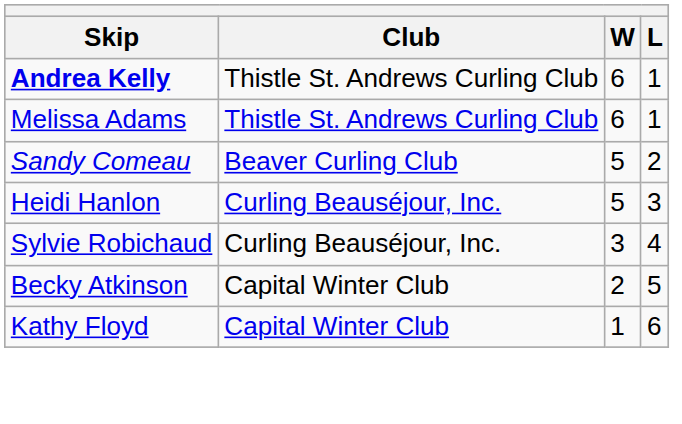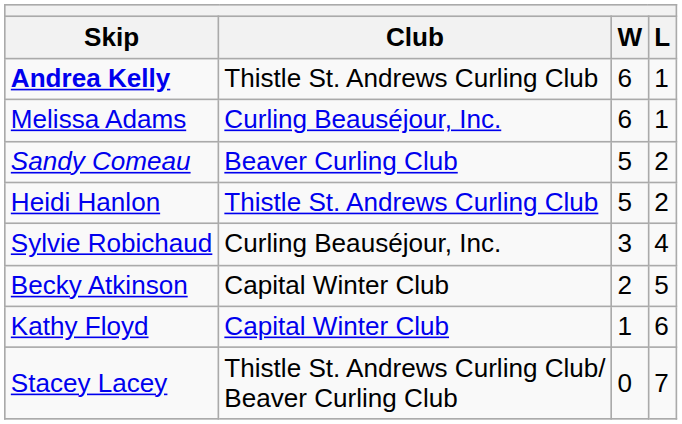(411, 119) Thistle St. Andrews Curling Club -> (363, 119) Curling Beauséjour, Inc.
(363, 202) Curling Beauséjour, Inc. -> (411, 202) Thistle St. Andrews Curling Club
(654, 202) 3 -> (662, 202) 2
+ row: (89, 382)
